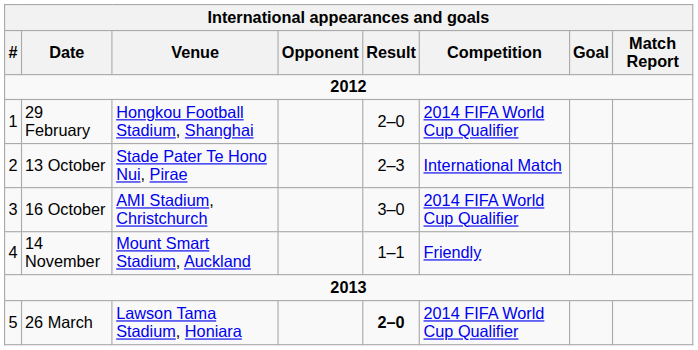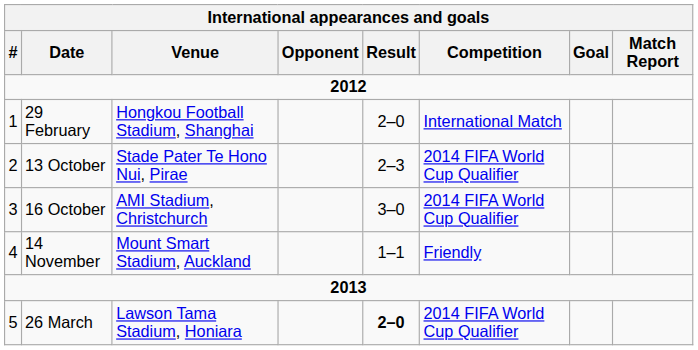(484, 122) 2014 FIFA World Cup Qualifier -> (493, 122) International Match
(493, 166) International Match -> (484, 166) 2014 FIFA World Cup Qualifier
